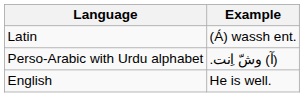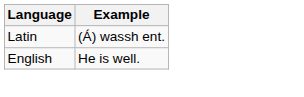- row: (105, 58)
